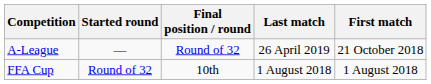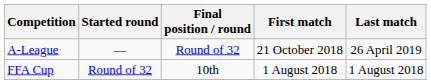columns swapped: (380, 21) <-> (294, 21)
